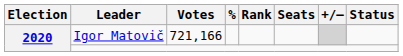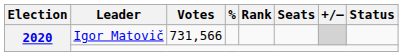(196, 35) 721,166 -> (196, 35) 731,566
